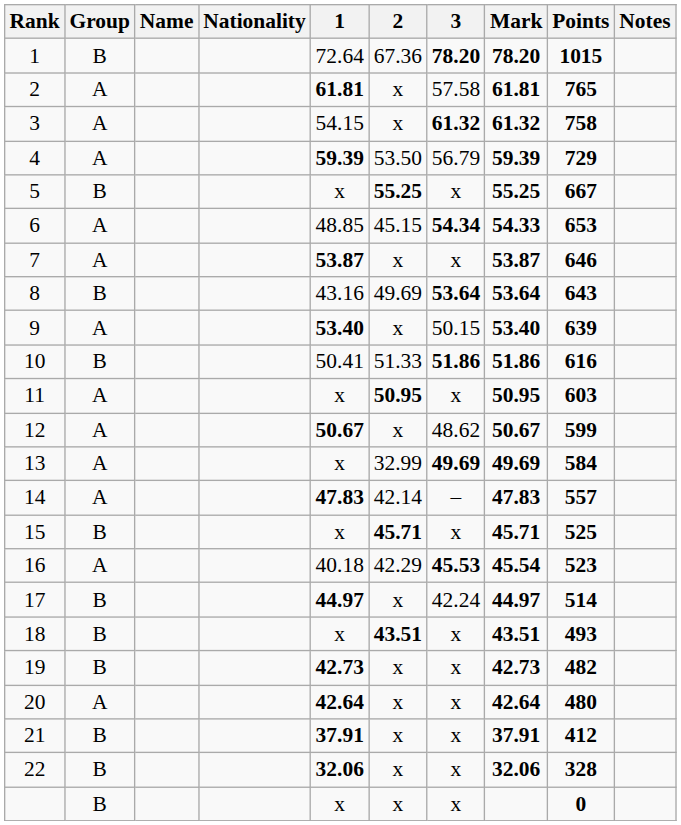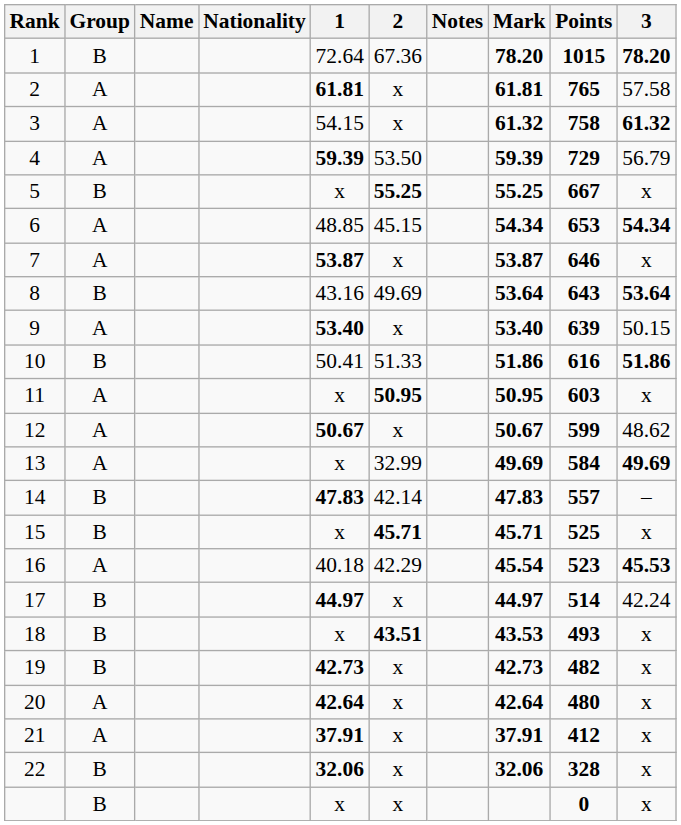columns swapped: (456, 21) <-> (645, 21)
(516, 225) 54.33 -> (519, 225) 54.34
(100, 497) A -> (100, 497) B
(516, 633) 43.51 -> (519, 633) 43.53
(100, 735) B -> (100, 735) A
